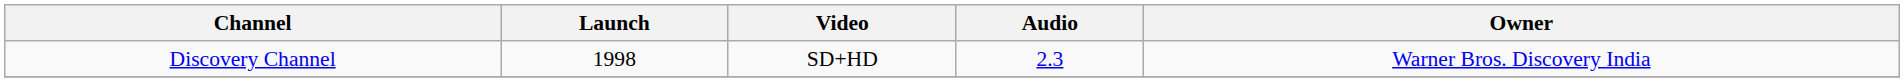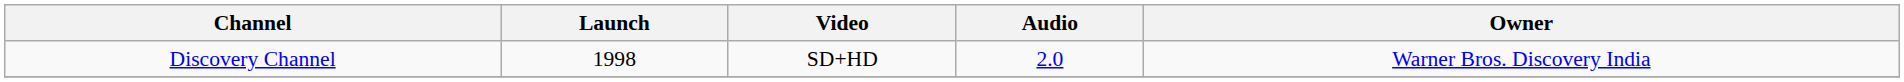(1050, 58) 2.3 -> (1050, 58) 2.0
